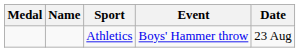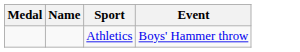- column: (273, 15)
